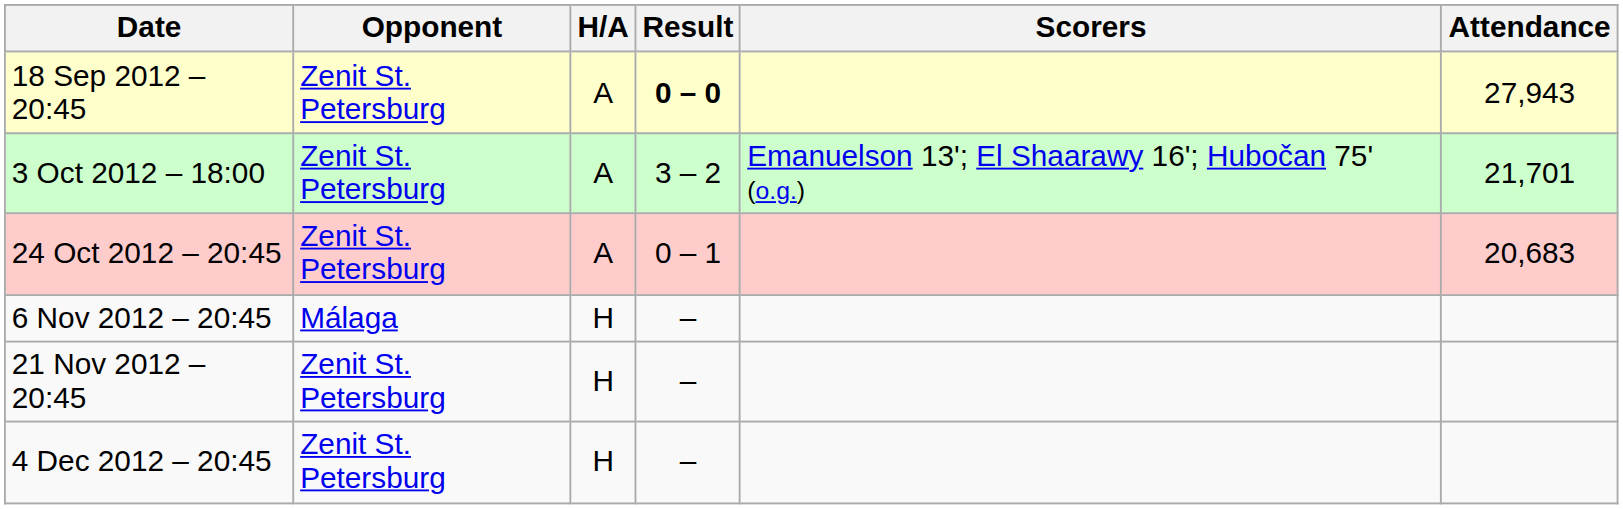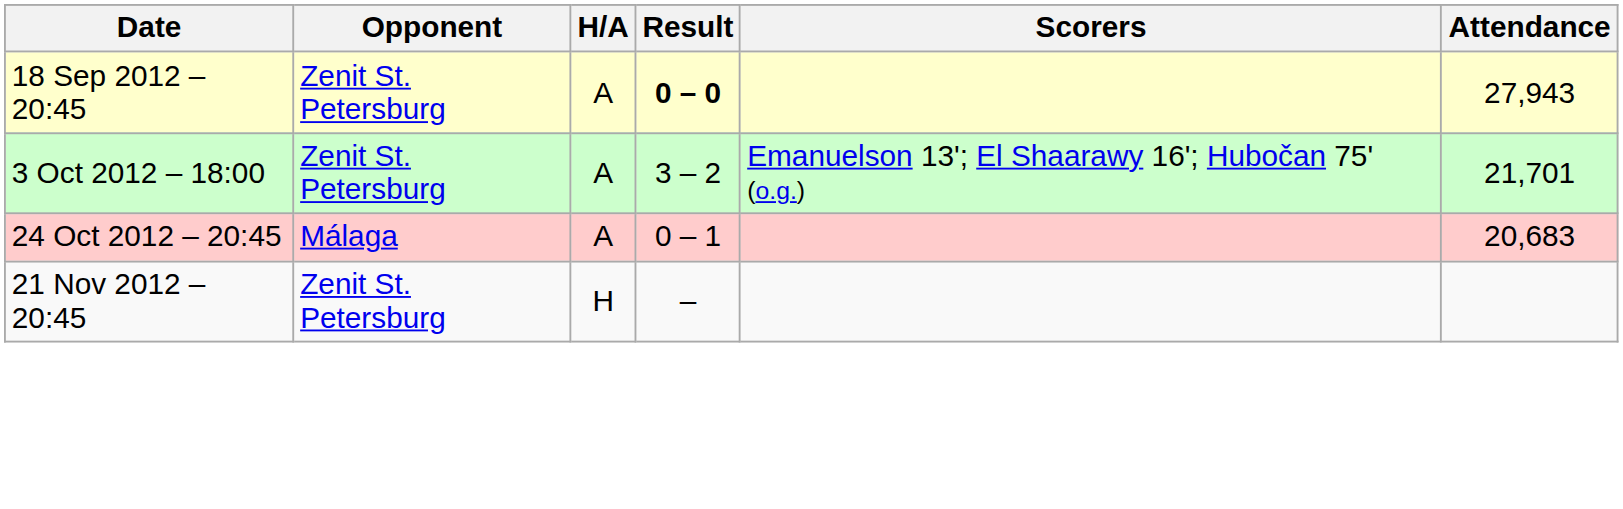(373, 253) Zenit St. Petersburg -> (349, 236) Málaga
- row: (142, 317)
- row: (142, 461)
